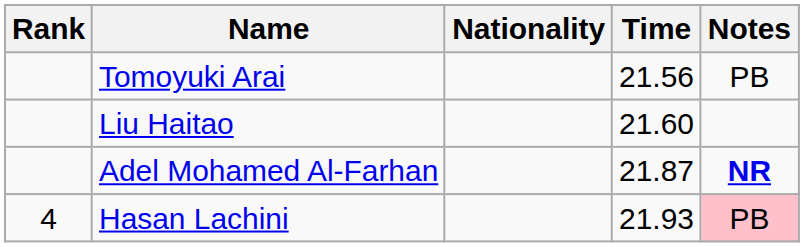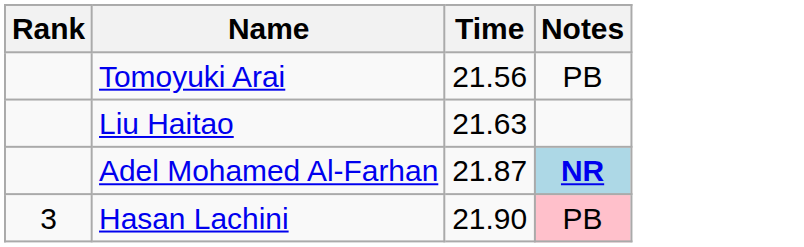- column: (529, 29)
(657, 124) 21.60 -> (490, 124) 21.63
(749, 171) no background -> (583, 171) lightblue background
(49, 218) 4 -> (49, 218) 3
(657, 218) 21.93 -> (490, 218) 21.90
